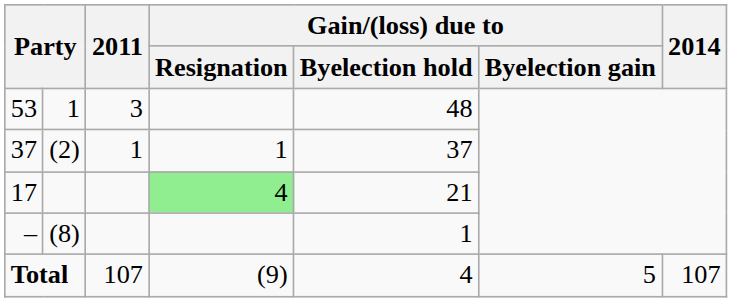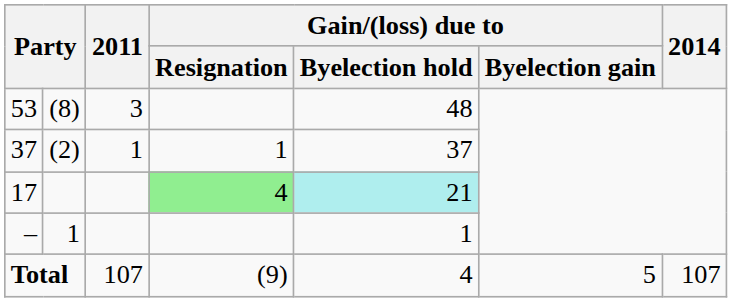(73, 108) 1 -> (65, 108) (8)
(459, 191) no background -> (459, 191) paleturquoise background
(65, 233) (8) -> (73, 233) 1
